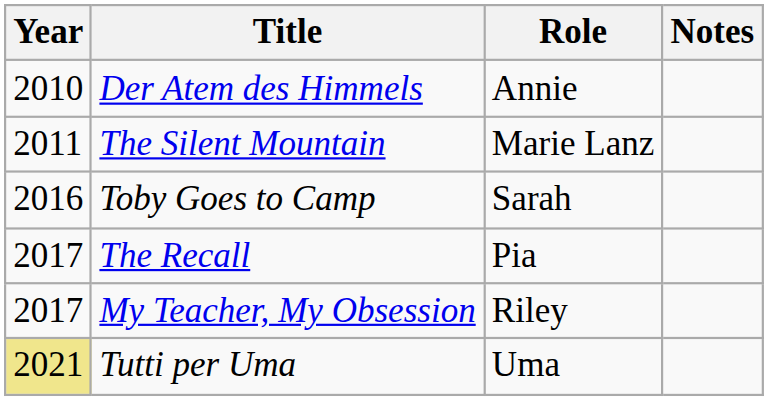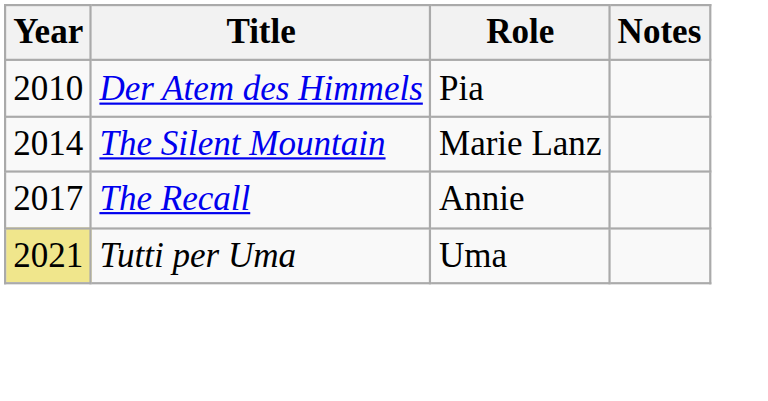(535, 87) Annie -> (461, 87) Pia
(48, 143) 2011 -> (48, 143) 2014
- row: (237, 198)
(514, 254) Pia -> (482, 198) Annie
- row: (288, 310)
